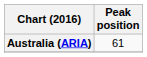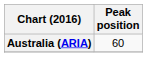(118, 43) 61 -> (118, 43) 60
